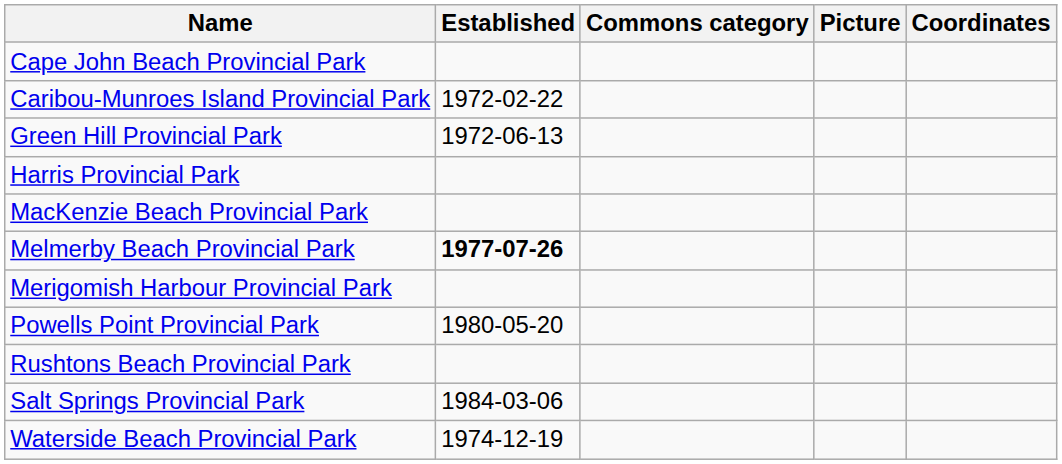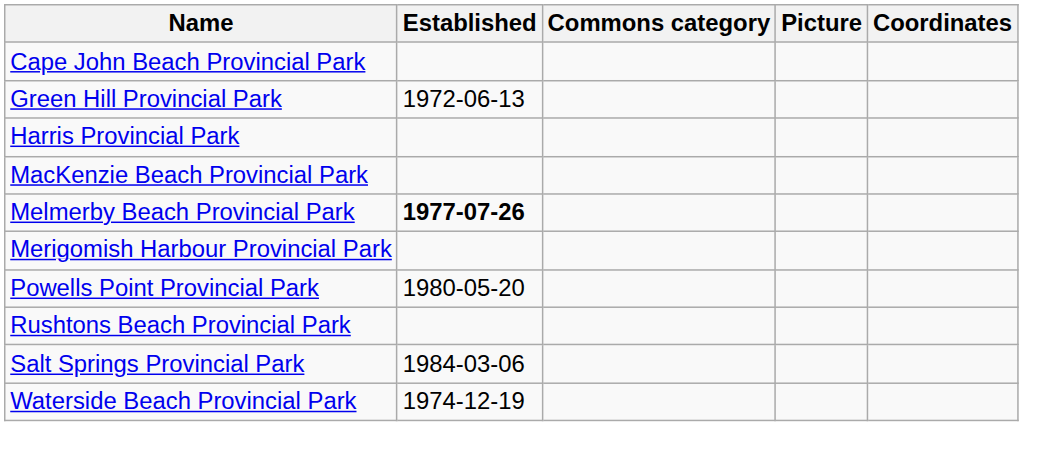- row: (220, 99)
